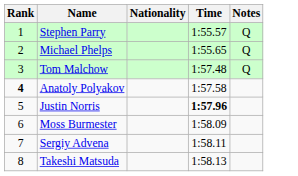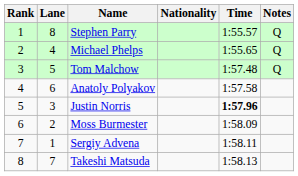+ column: (52, 13)
(21, 87) bold -> (21, 87) normal
